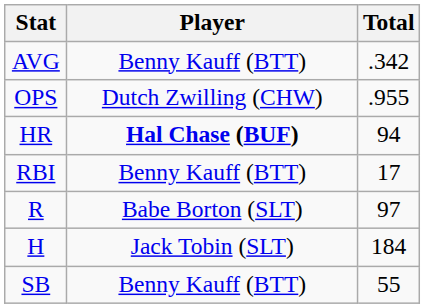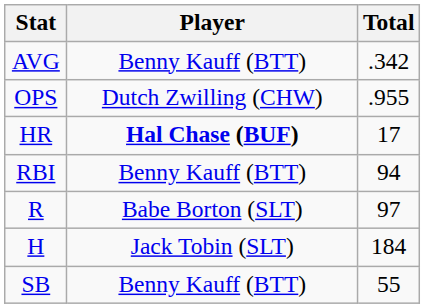(389, 135) 94 -> (389, 135) 17
(389, 172) 17 -> (389, 172) 94
